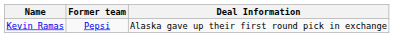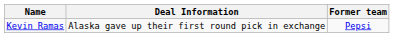columns swapped: (259, 11) <-> (97, 11)
